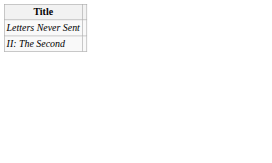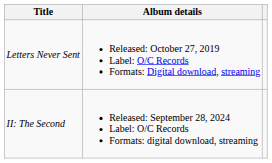+ column: (172, 12)
